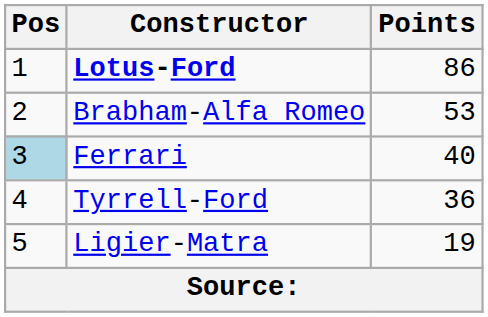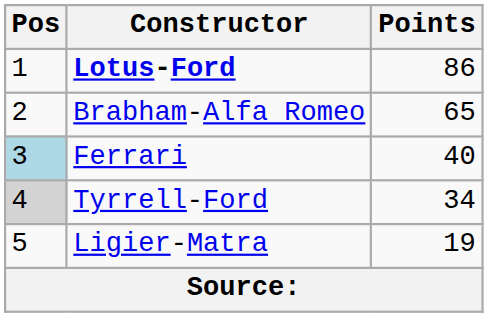(459, 115) 53 -> (459, 115) 65
(20, 202) no background -> (20, 202) lightgrey background
(459, 202) 36 -> (459, 202) 34
